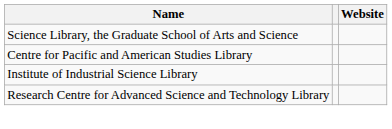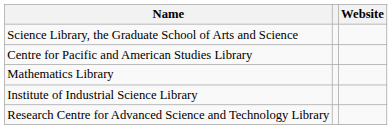+ row: (60, 74)
